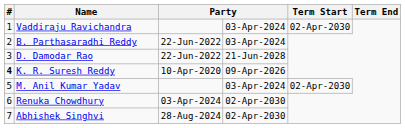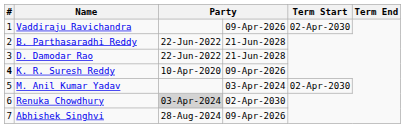(255, 27) 03-Apr-2024 -> (255, 27) 09-Apr-2026
(255, 41) 03-Apr-2024 -> (255, 41) 21-Jun-2028
(191, 101) no background -> (191, 101) lightgrey background
(255, 116) 02-Apr-2030 -> (255, 116) 09-Apr-2026
